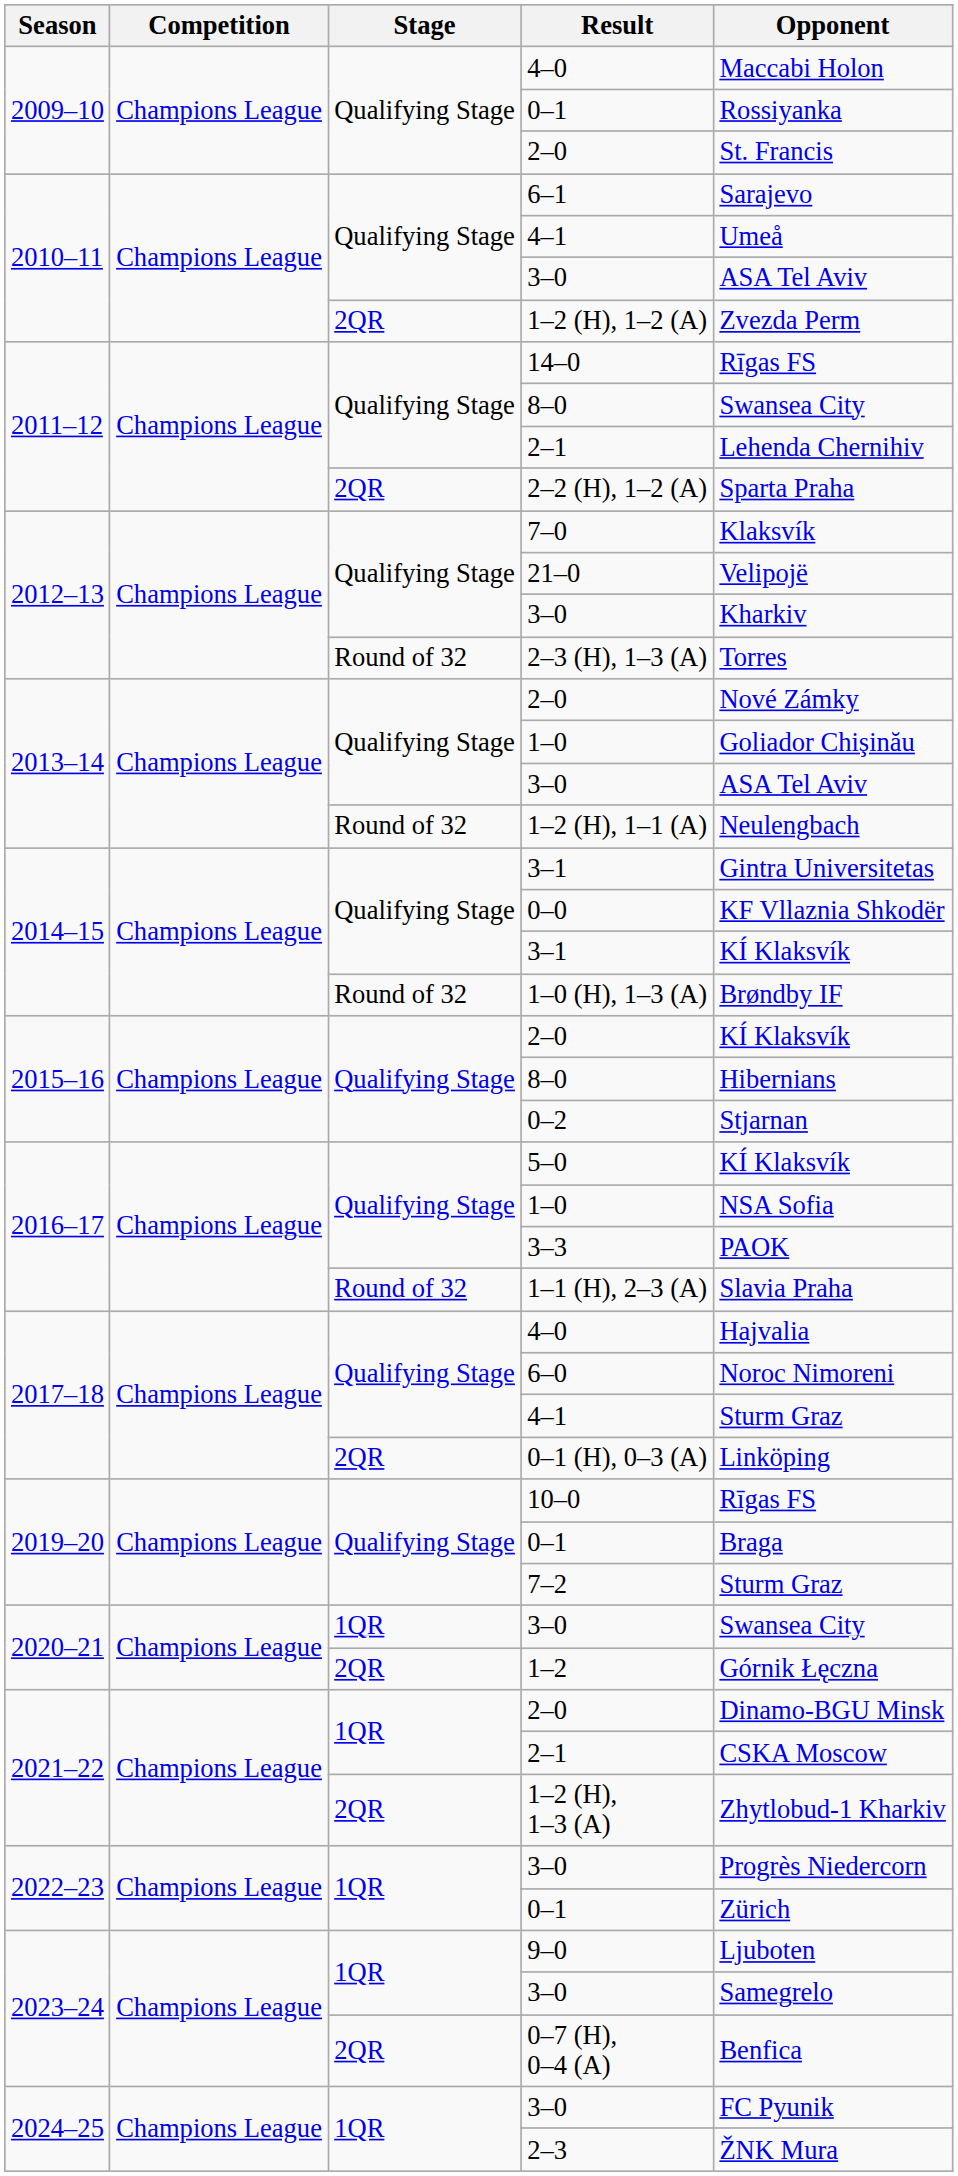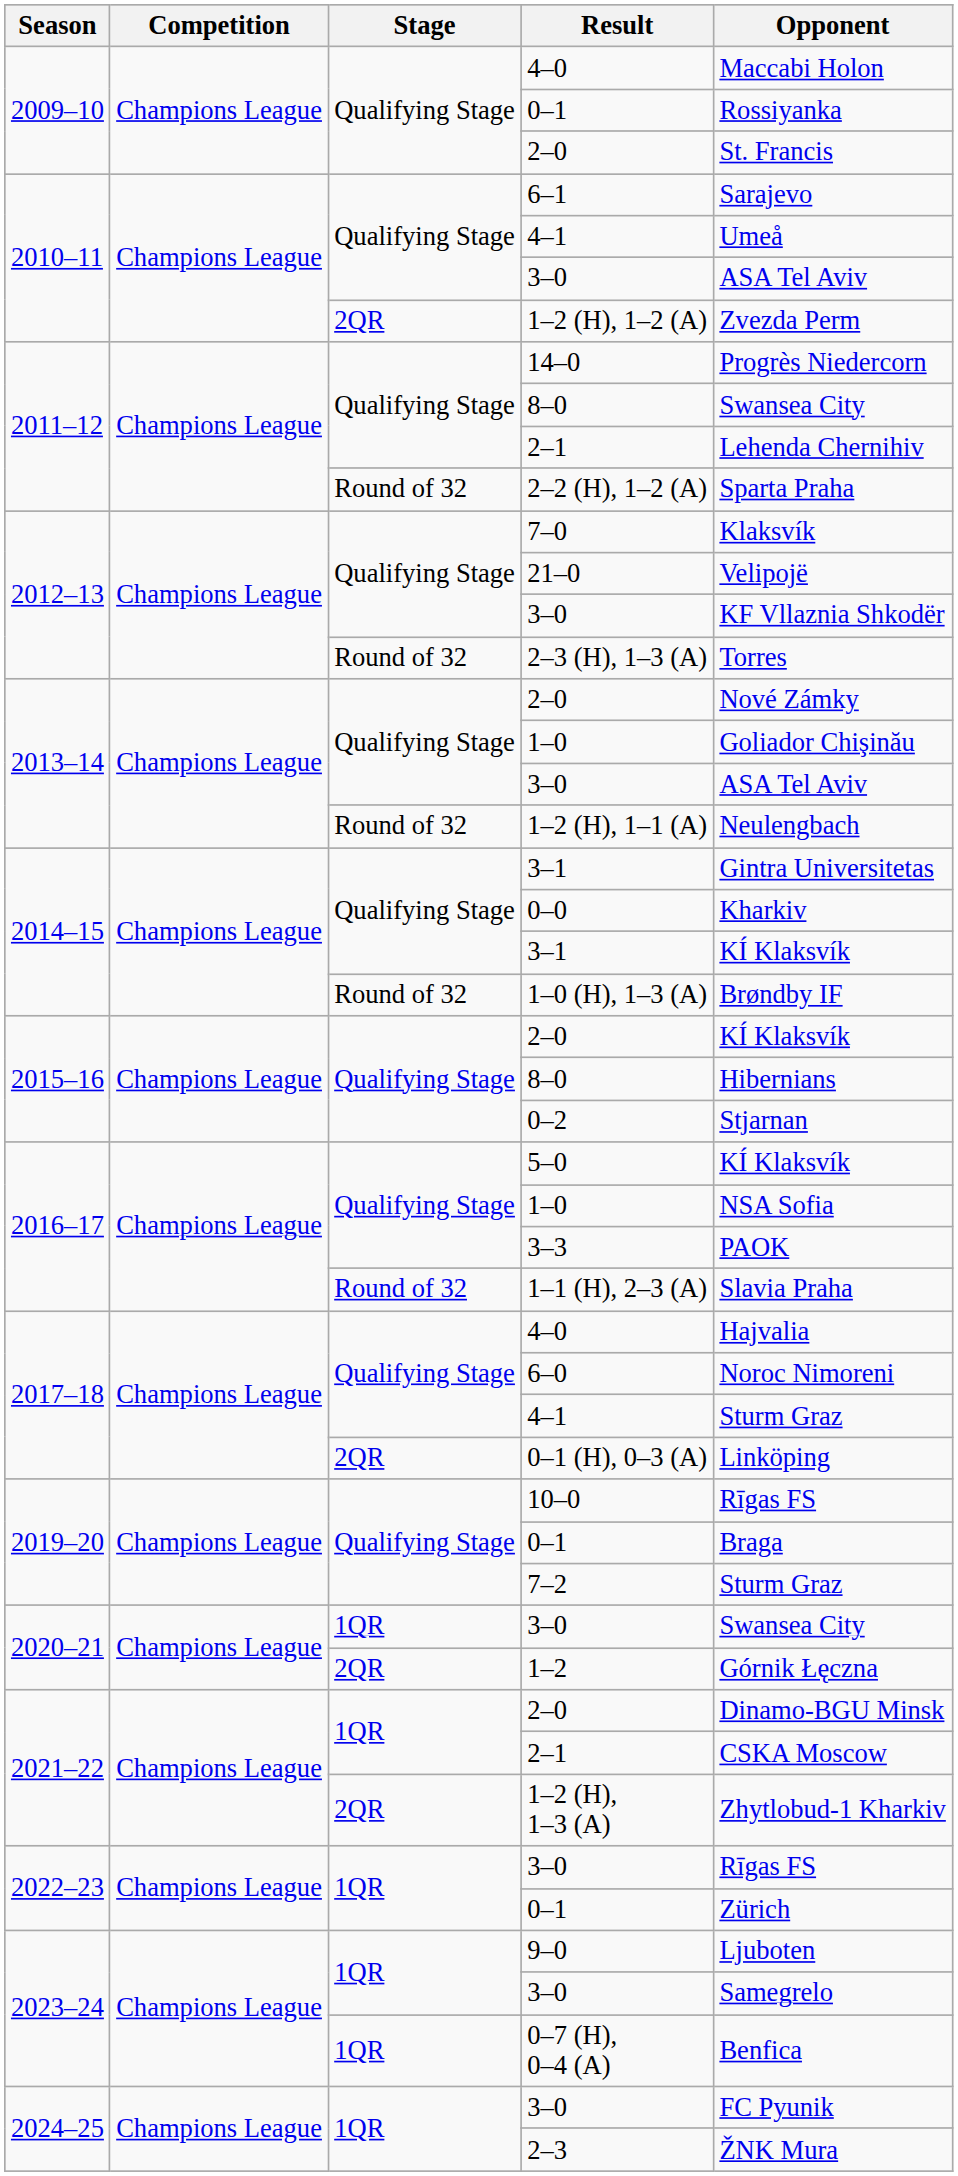(768, 362) Rīgas FS -> (823, 362) Progrès Niedercorn
(359, 488) 2QR -> (401, 488) Round of 32
(763, 615) Kharkiv -> (832, 615) KF Vllaznia Shkodër
(832, 910) KF Vllaznia Shkodër -> (763, 910) Kharkiv
(823, 1866) Progrès Niedercorn -> (768, 1866) Rīgas FS
(359, 2050) 2QR -> (359, 2050) 1QR
